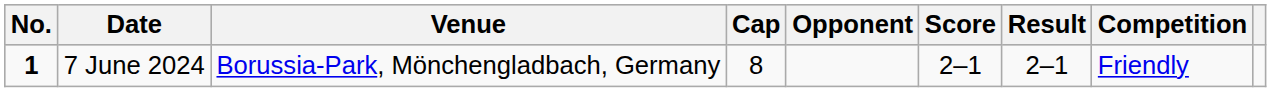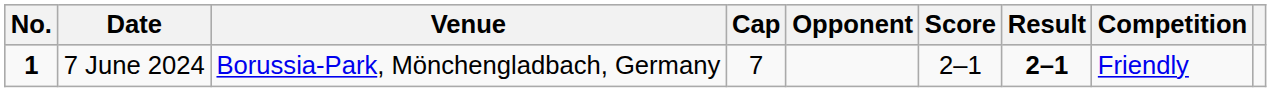(756, 65) 8 -> (756, 65) 7
(1047, 65) normal -> (1047, 65) bold
